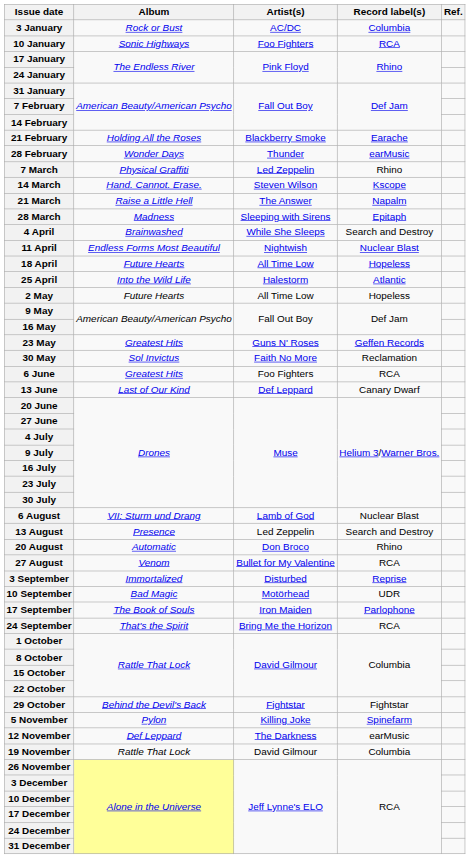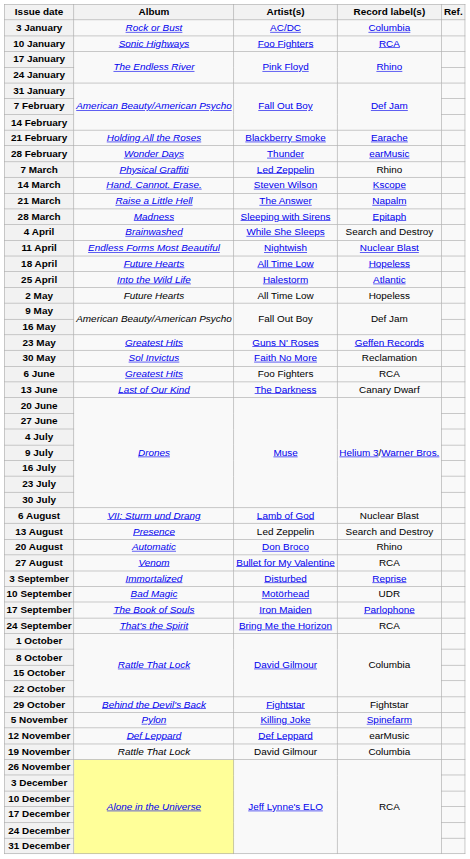(286, 389) Def Leppard -> (286, 389) The Darkness
(286, 736) The Darkness -> (286, 736) Def Leppard
